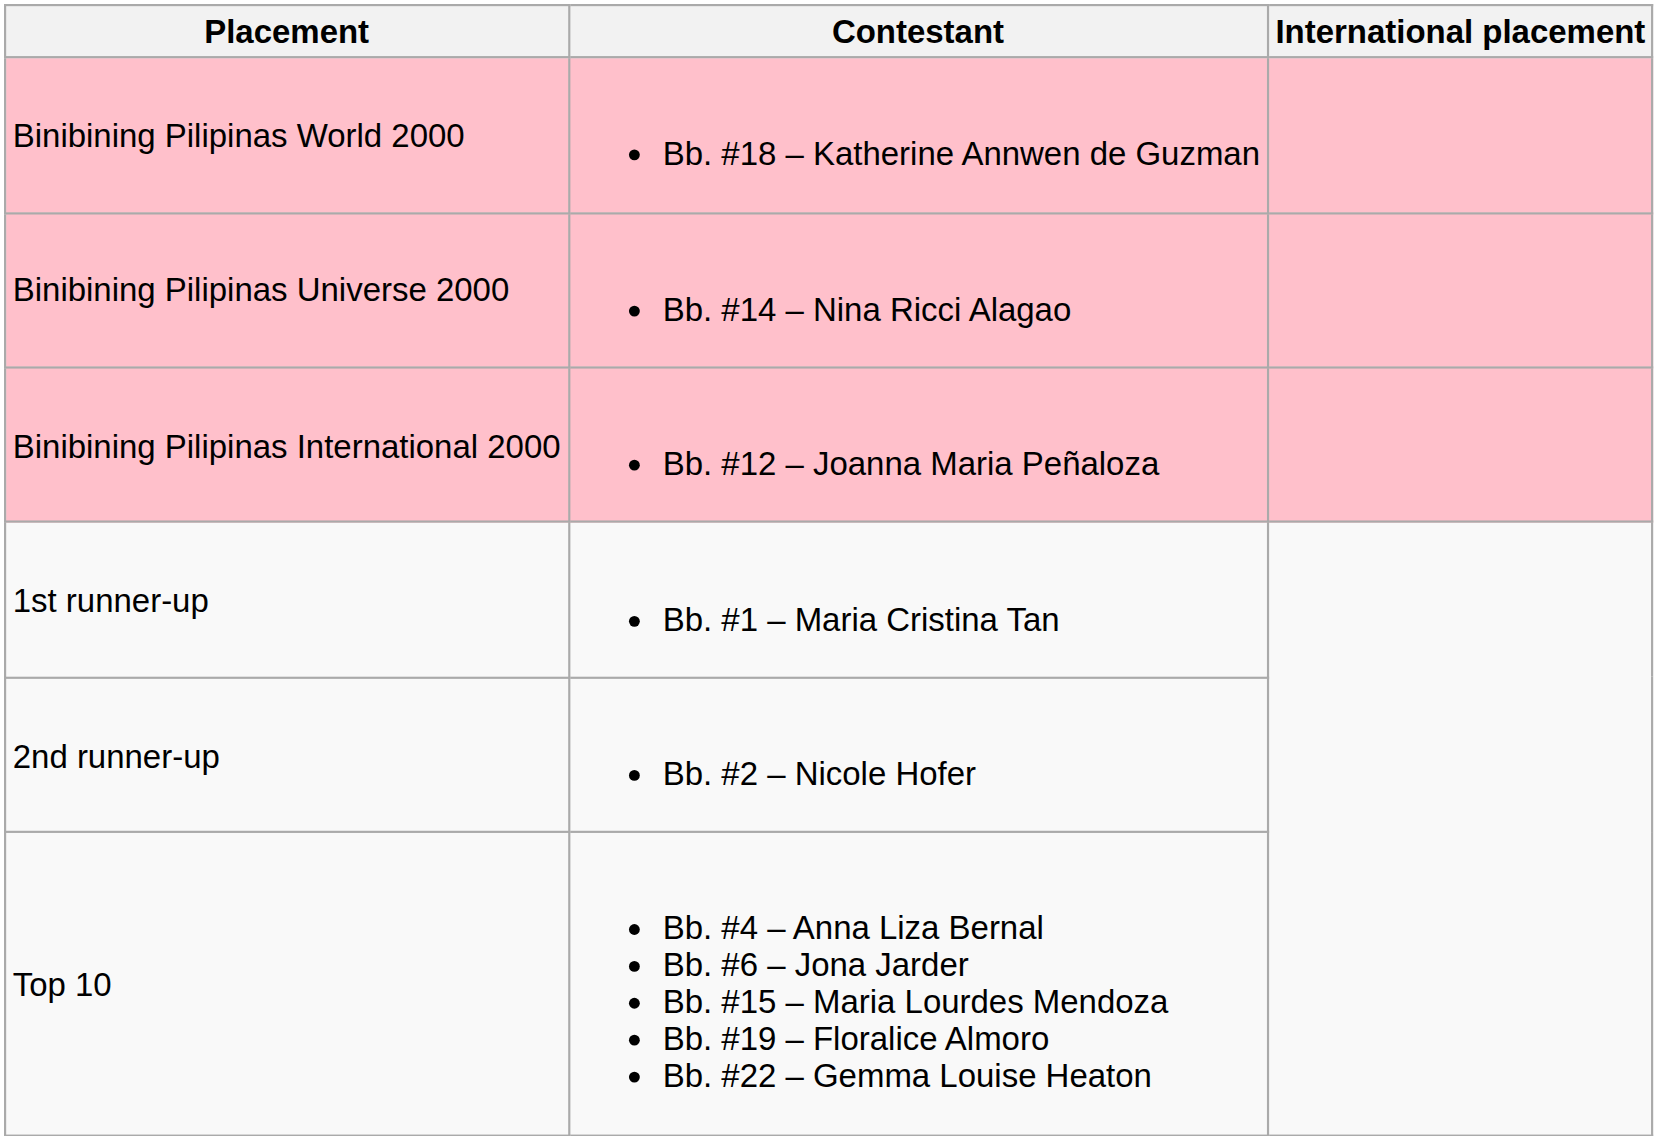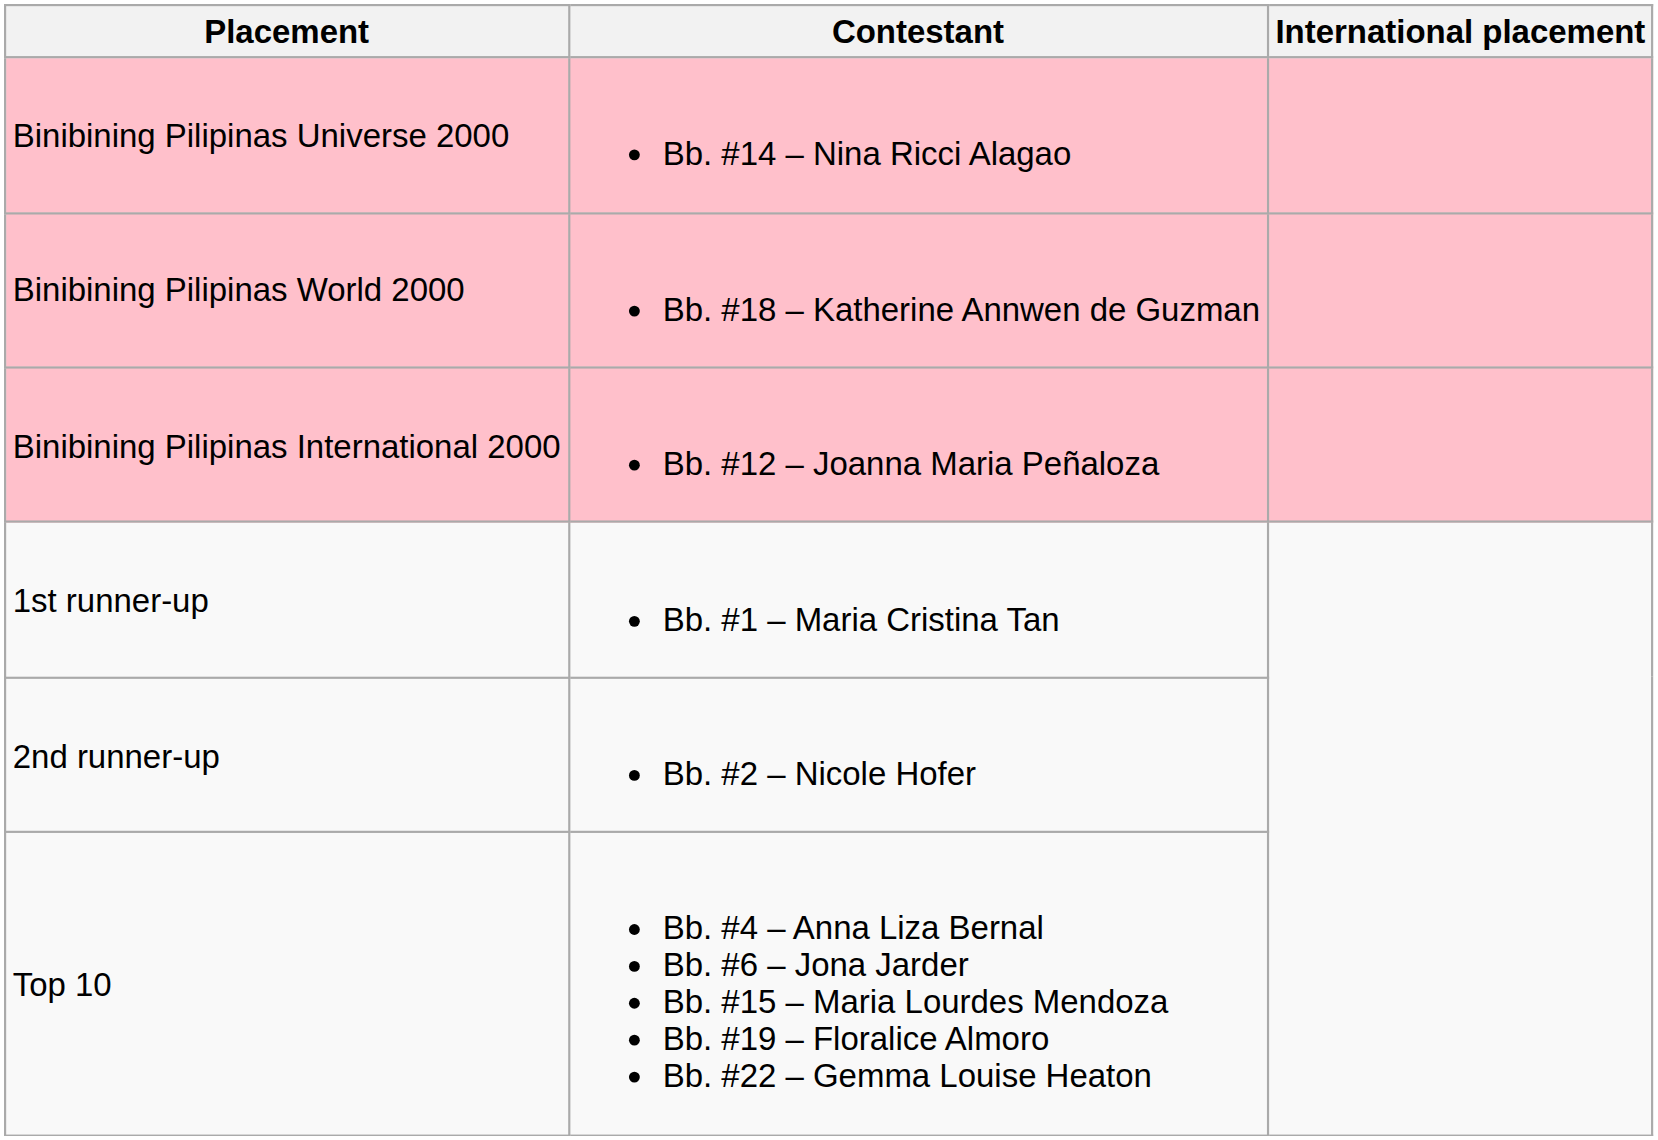rows swapped: (261, 290) <-> (239, 135)
